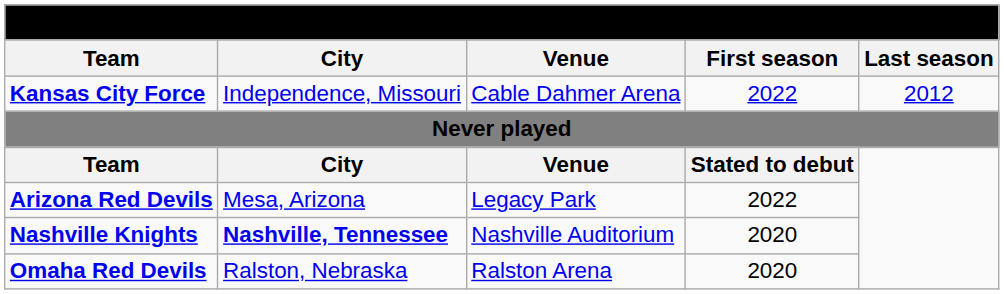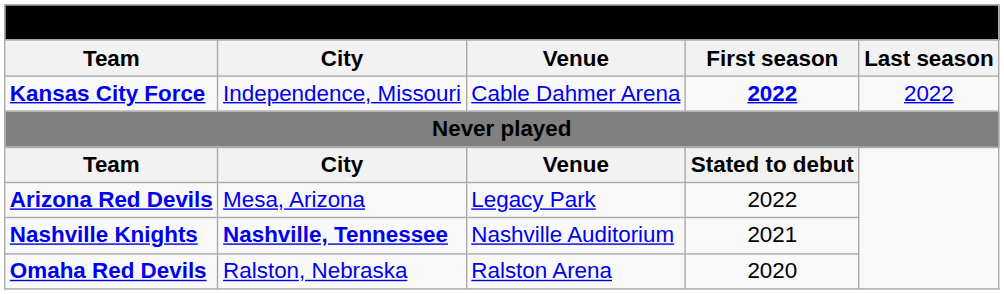(772, 93) normal -> (772, 93) bold
(929, 93) 2012 -> (929, 93) 2022
(772, 235) 2020 -> (772, 235) 2021
